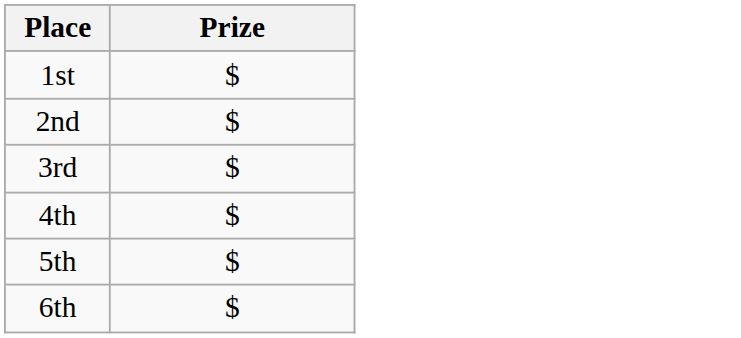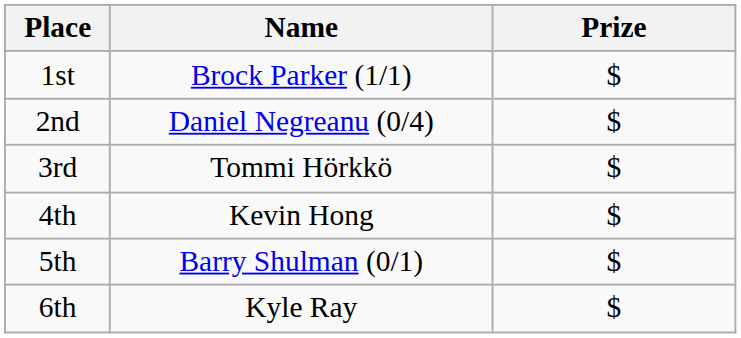+ column: (301, 27)
